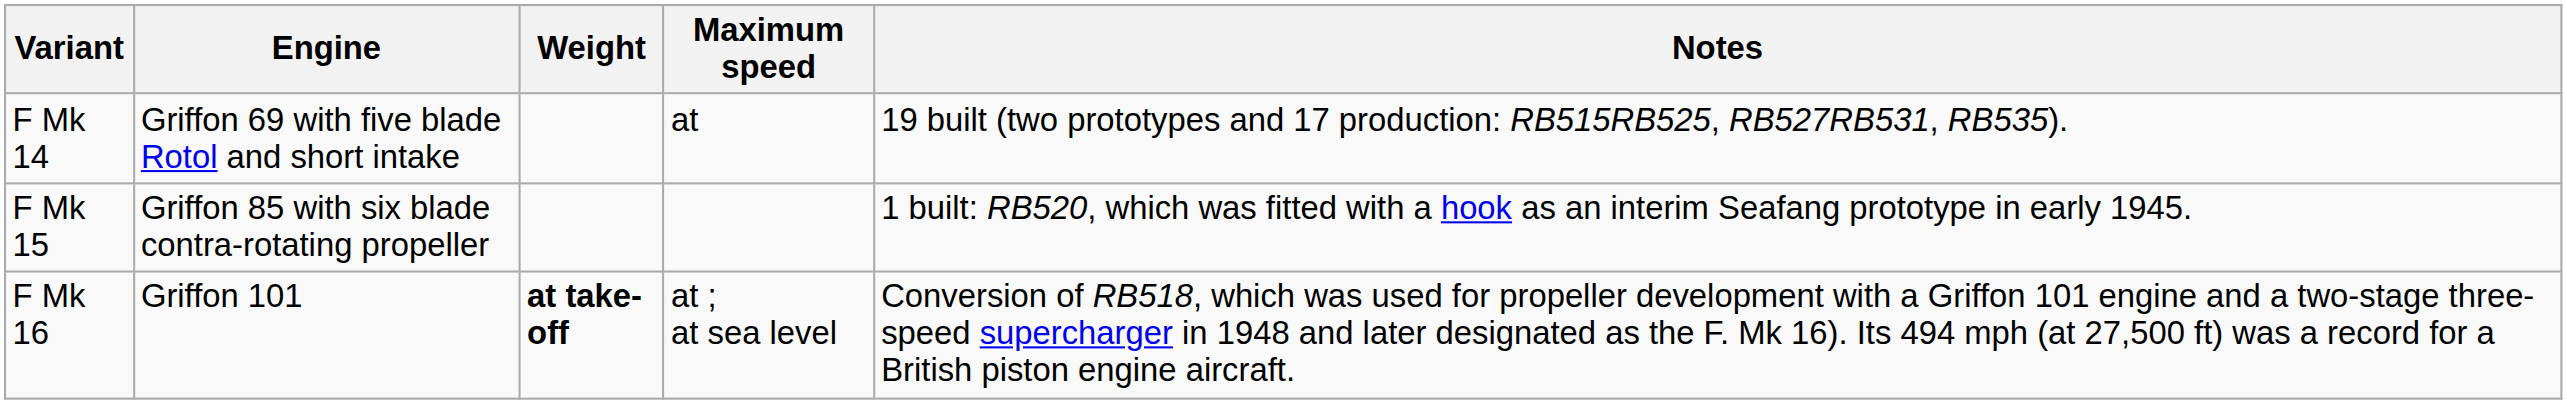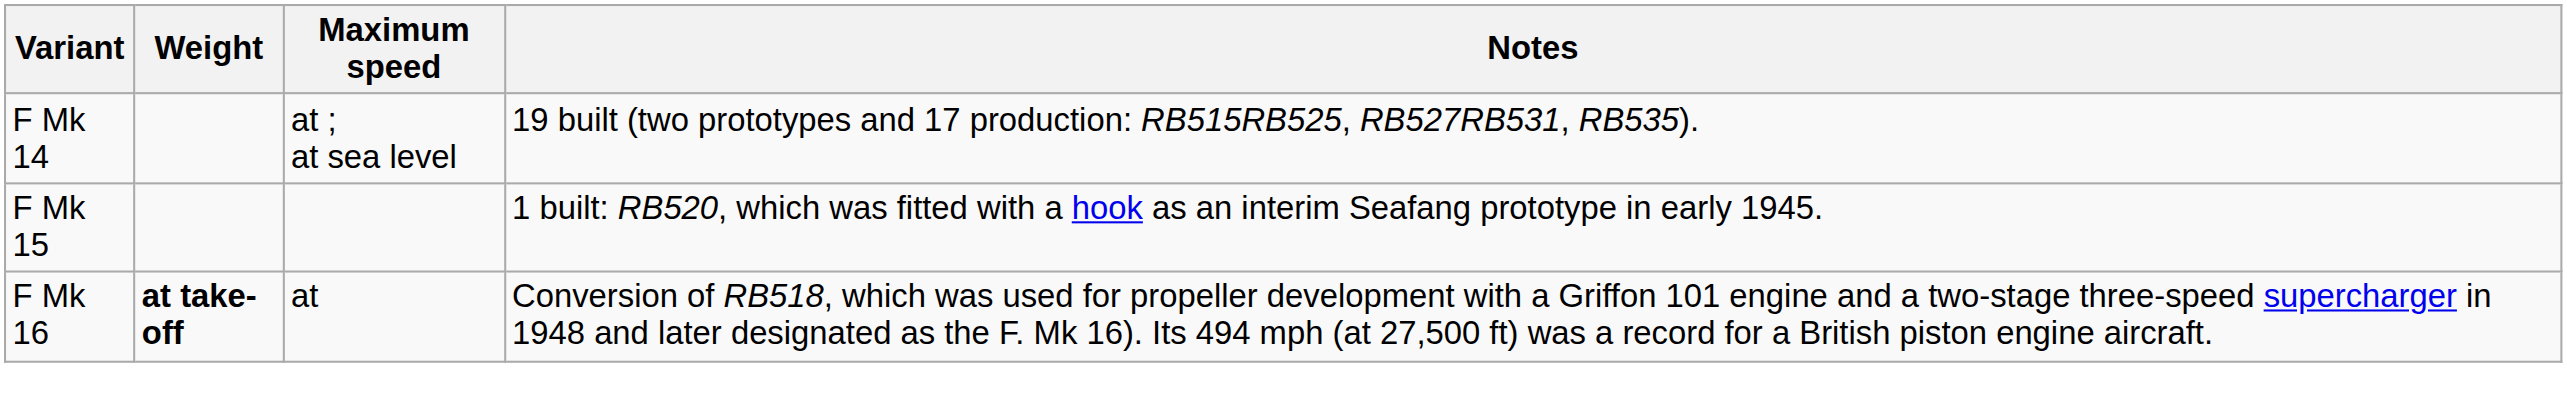- column: (326, 48)
(685, 119) at -> (374, 137) at ; at sea level
(754, 315) at ; at sea level -> (305, 297) at
